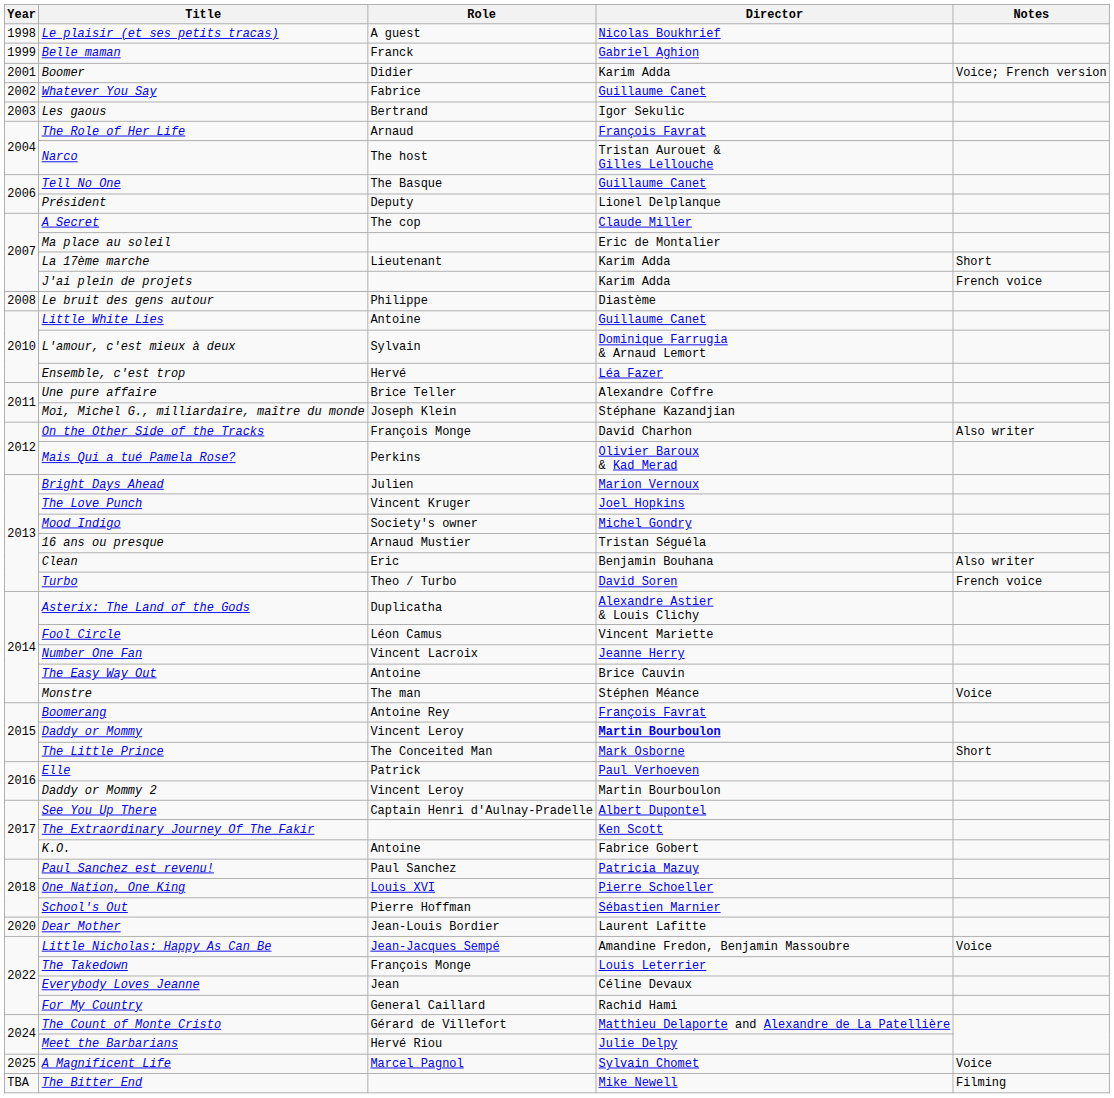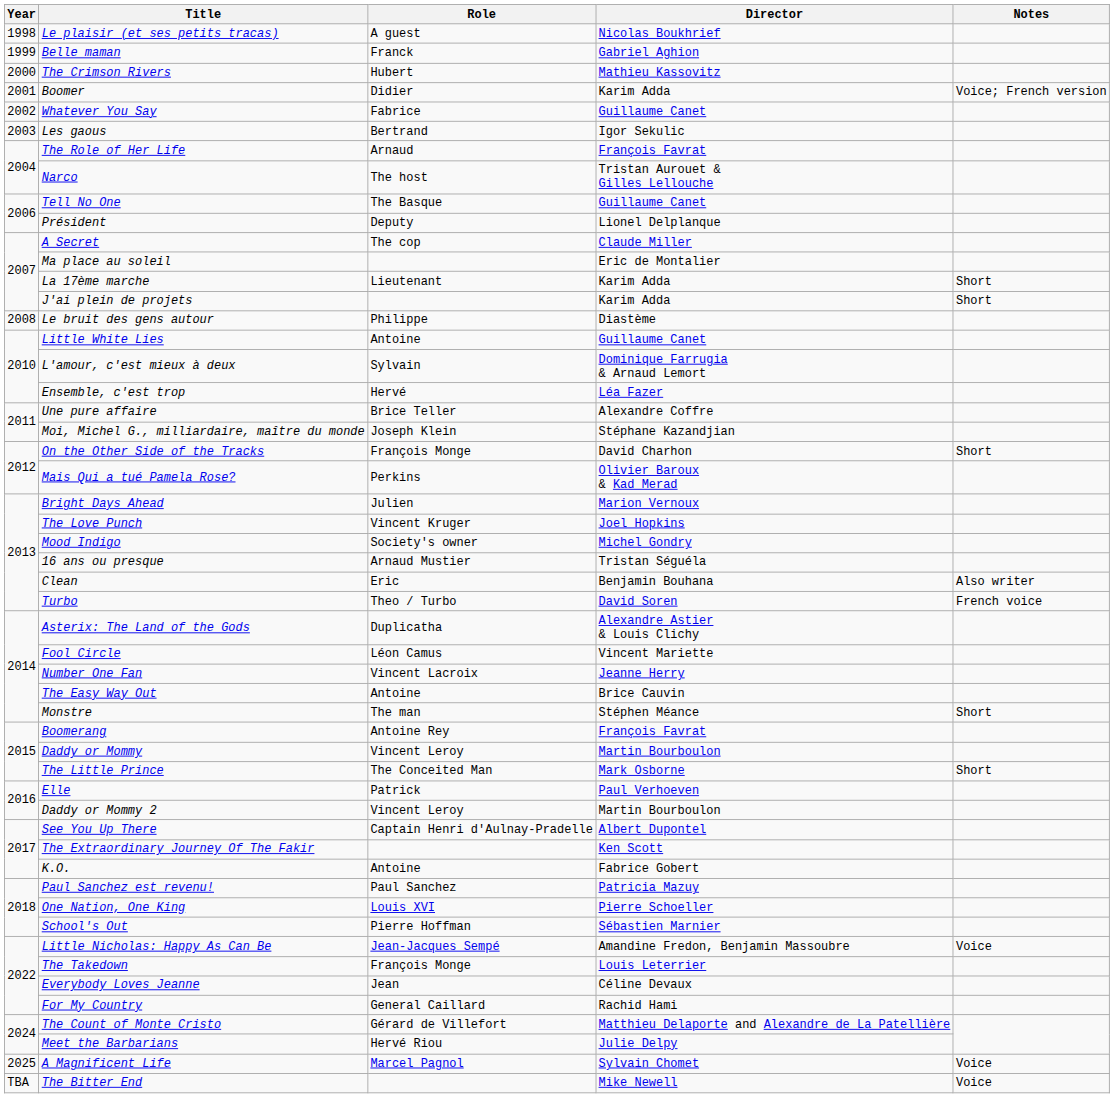+ row: (106, 73)
(999, 281) French voice -> (974, 301) Short
(995, 432) Also writer -> (974, 451) Short
(974, 693) Voice -> (974, 713) Short
(660, 732) bold -> (660, 752) normal
- row: (81, 927)
(981, 1083) Filming -> (974, 1083) Voice
